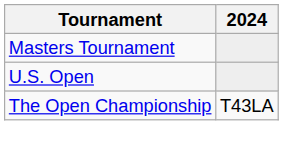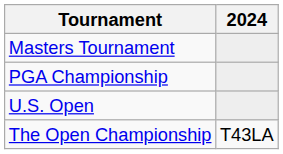+ row: (88, 77)
